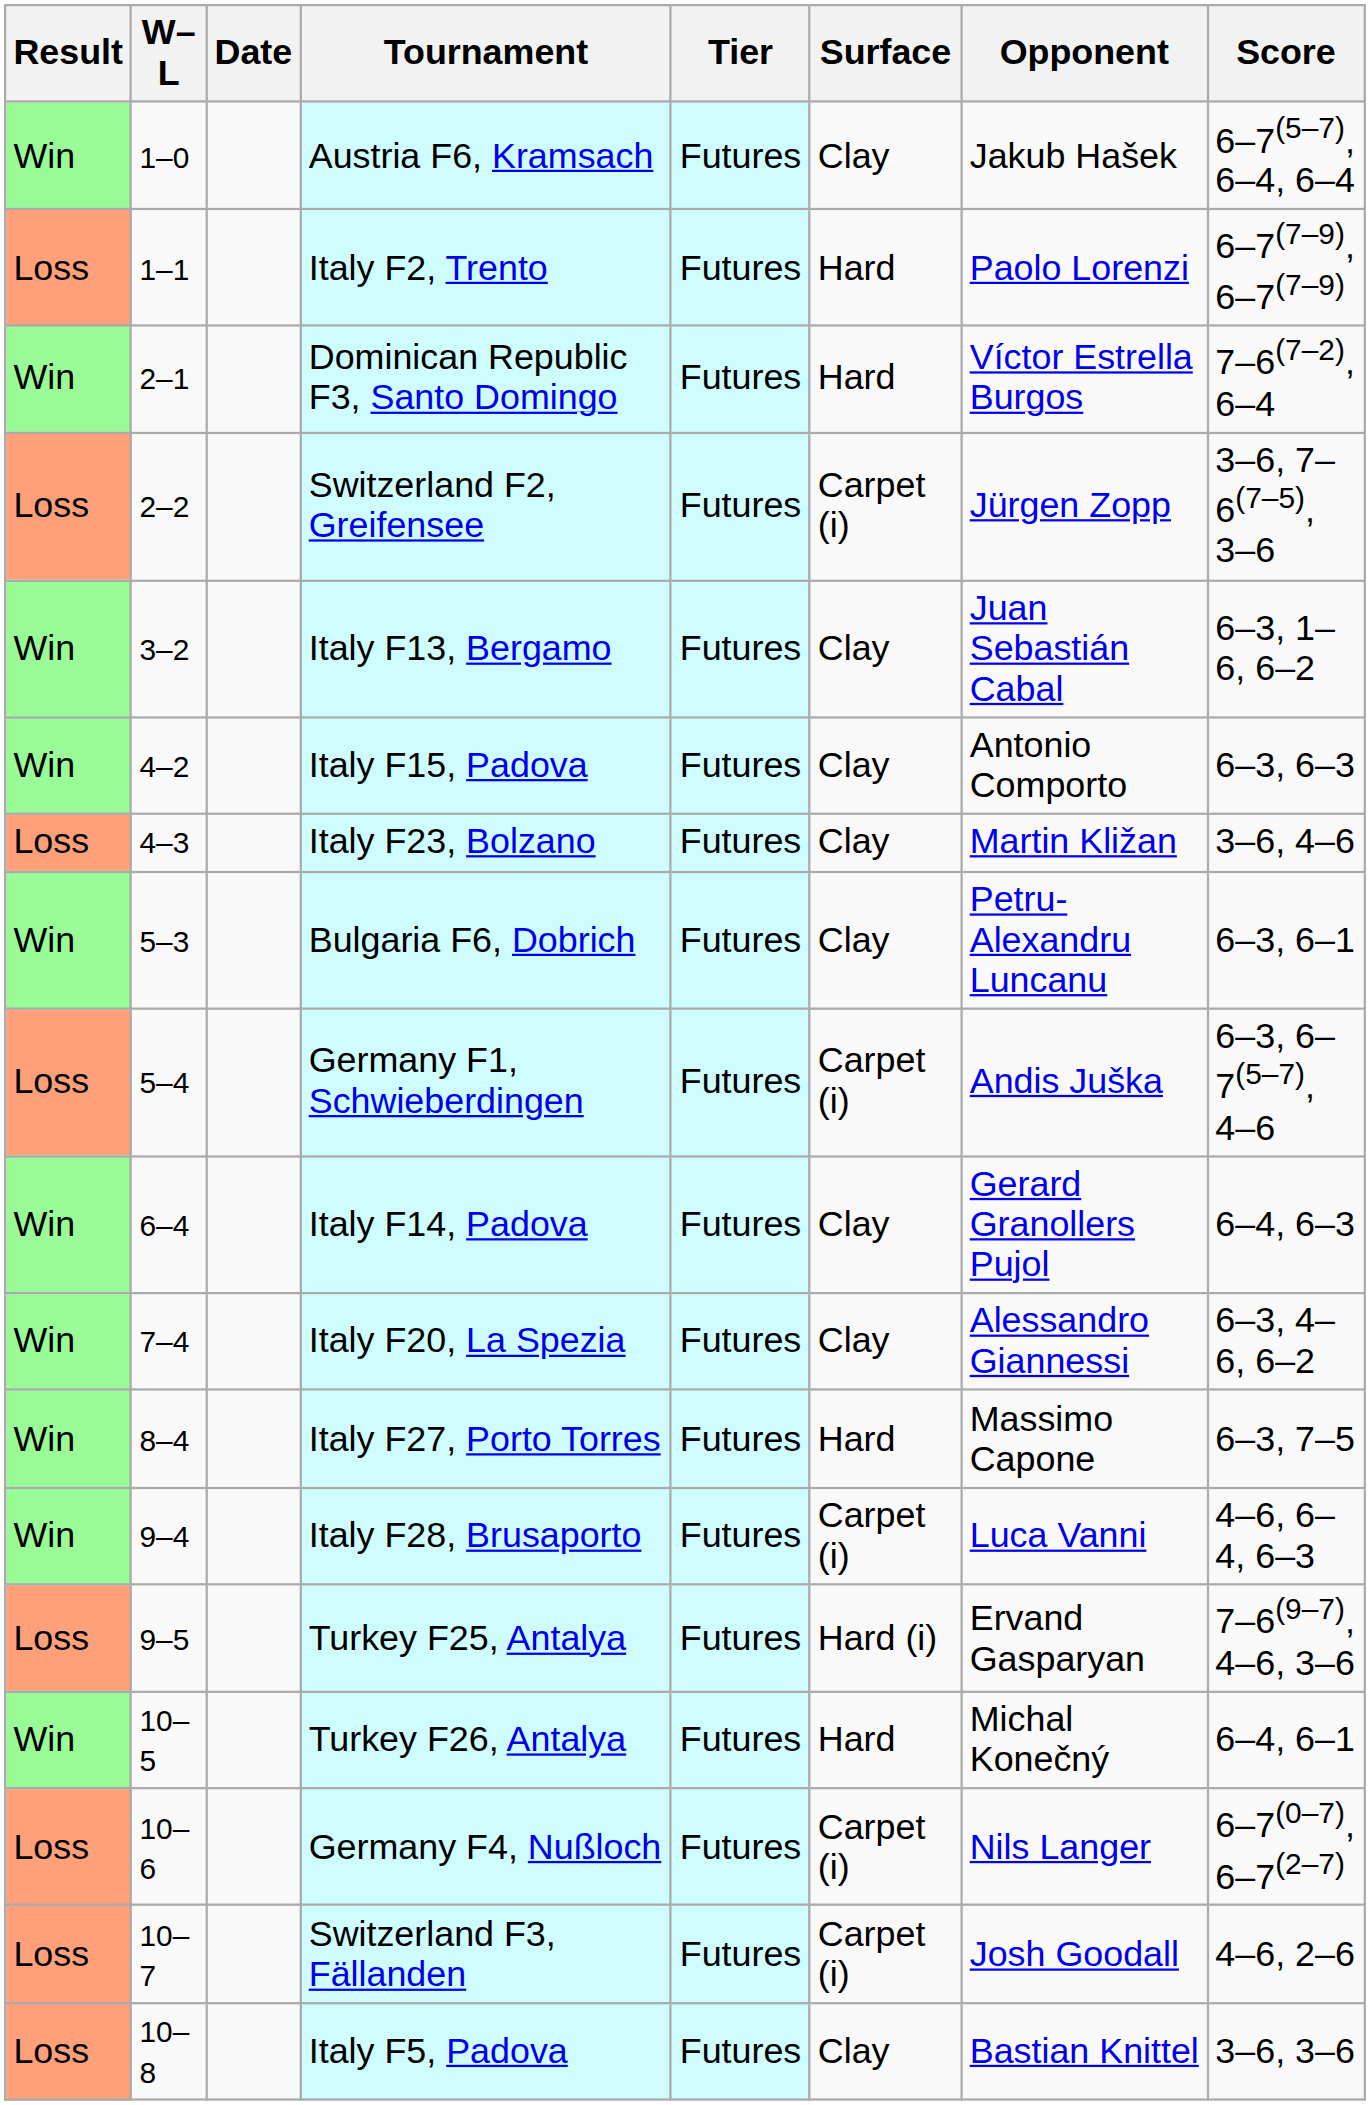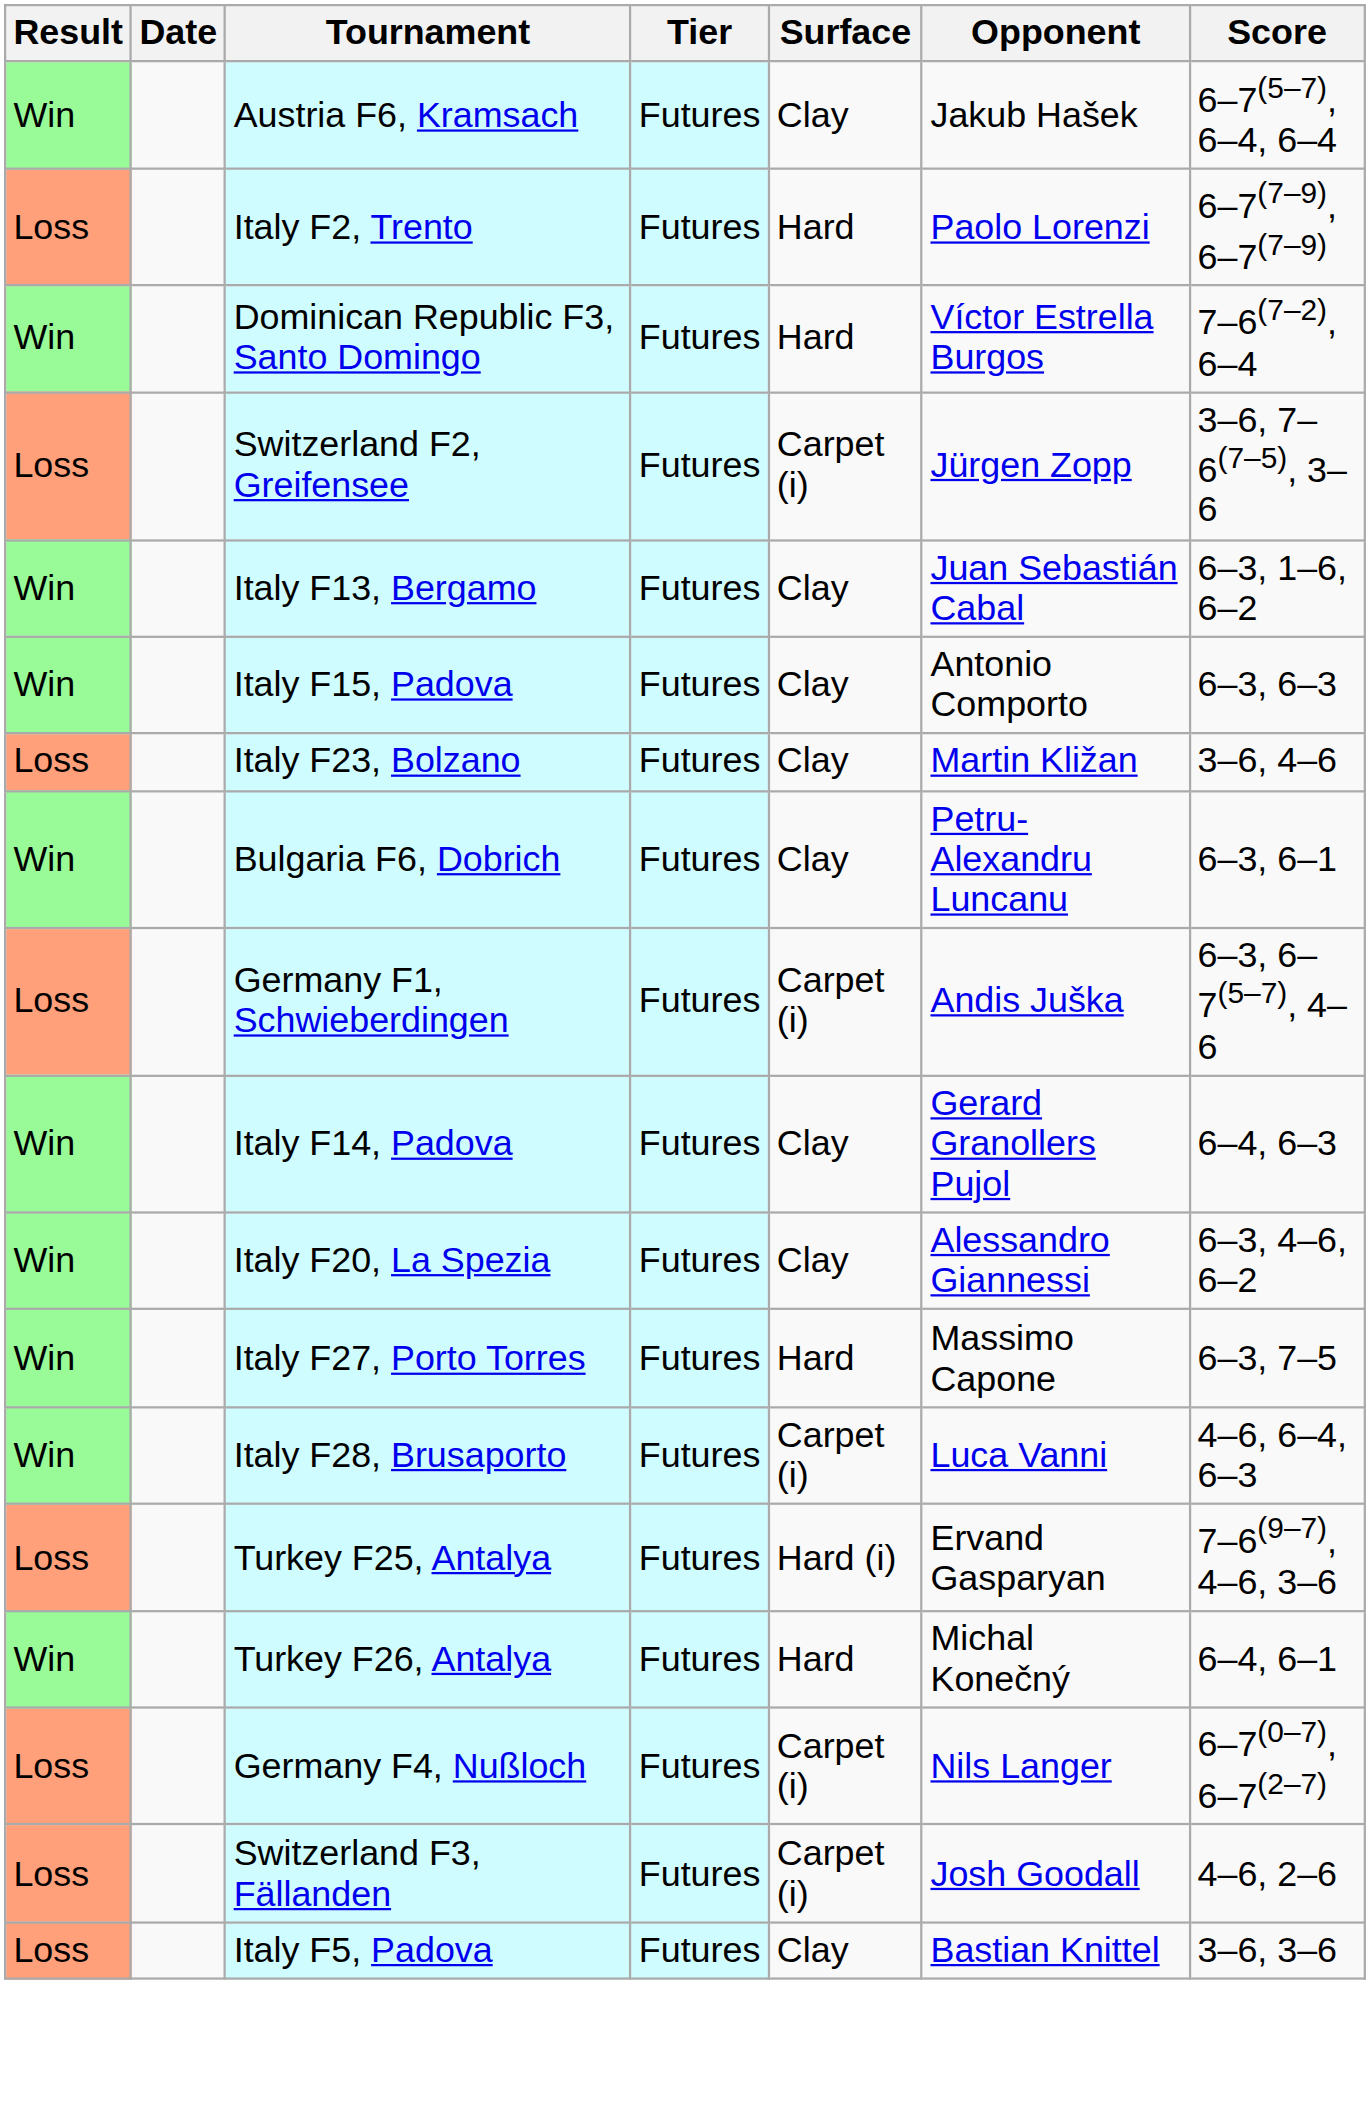- column: (169, 53)
